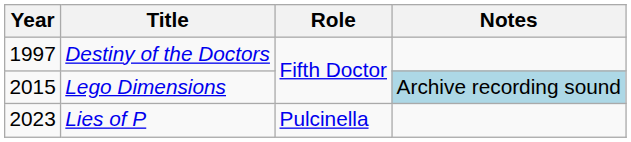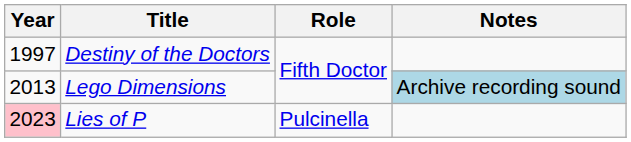(33, 86) 2015 -> (33, 86) 2013
(33, 119) no background -> (33, 119) pink background
